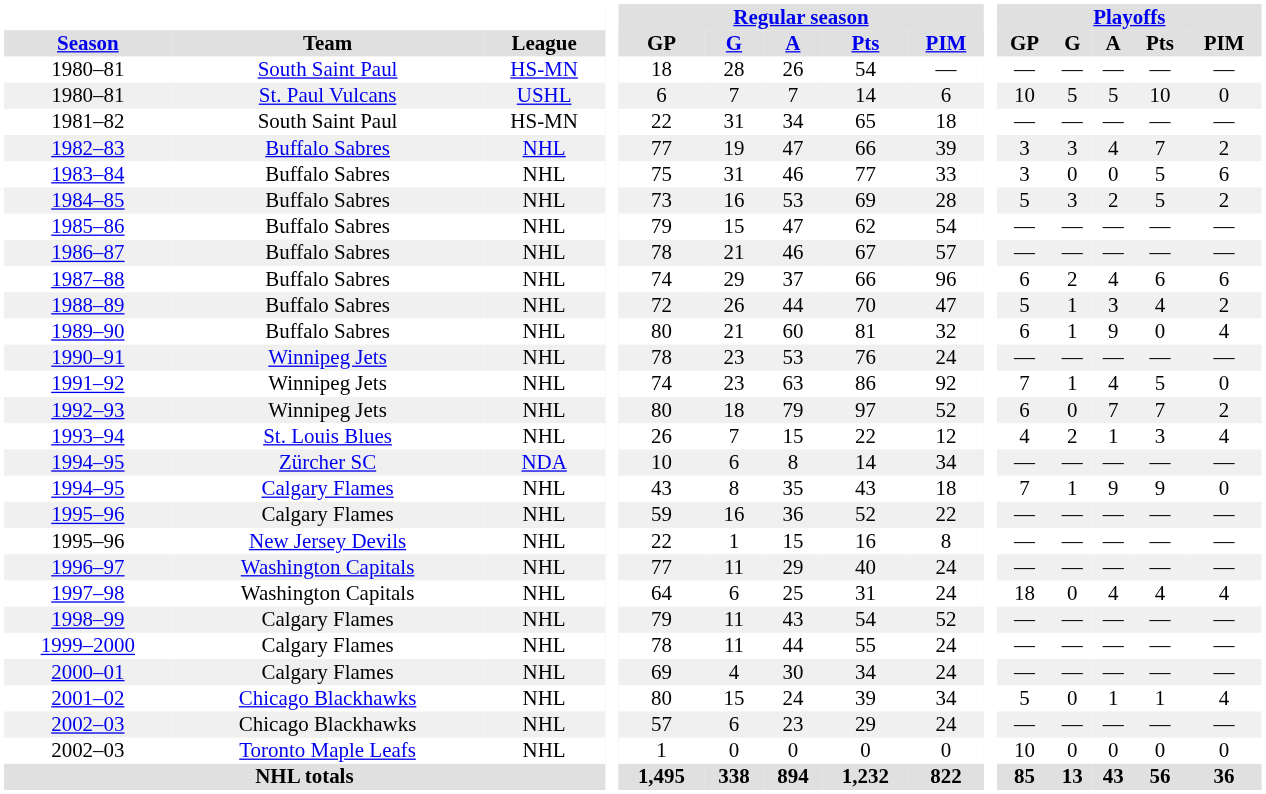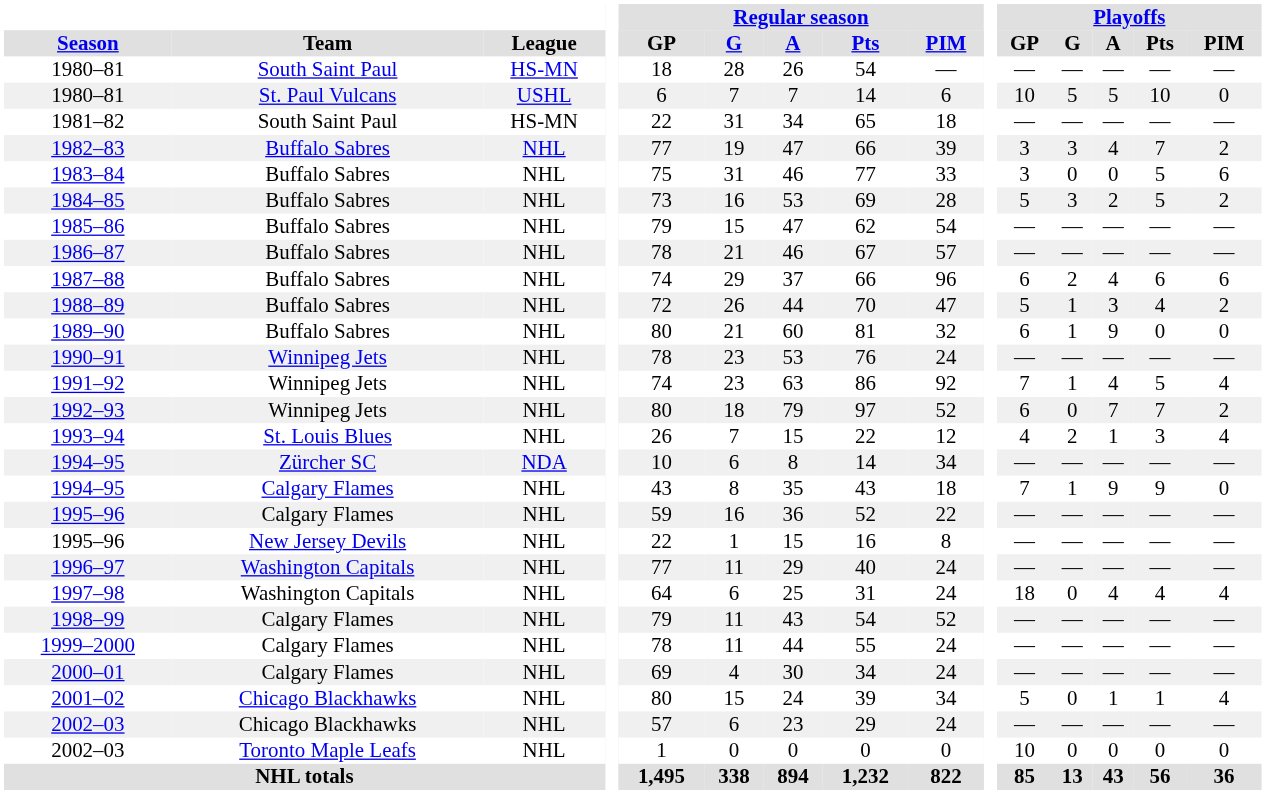(1224, 331) 4 -> (1224, 331) 0
(1224, 383) 0 -> (1224, 383) 4
